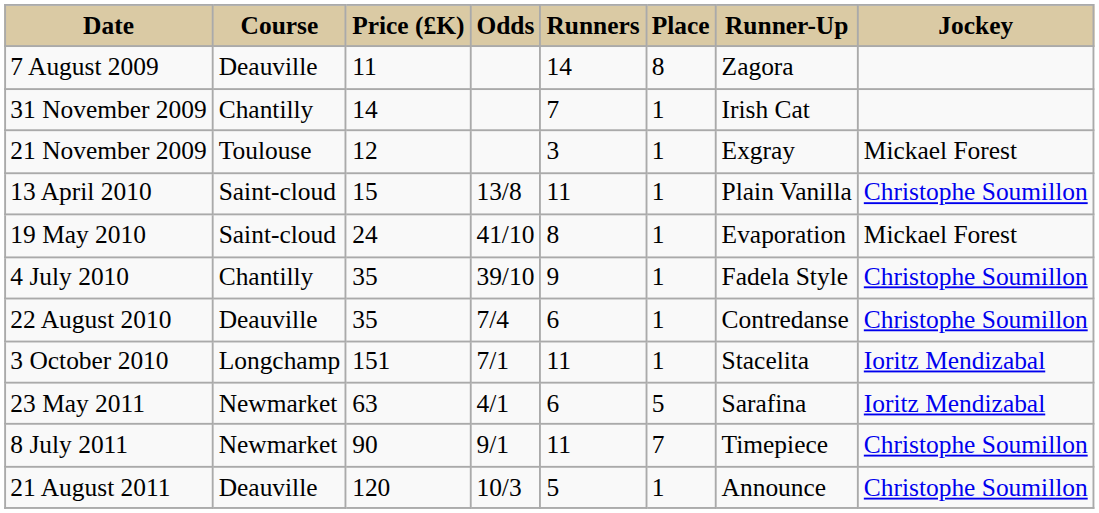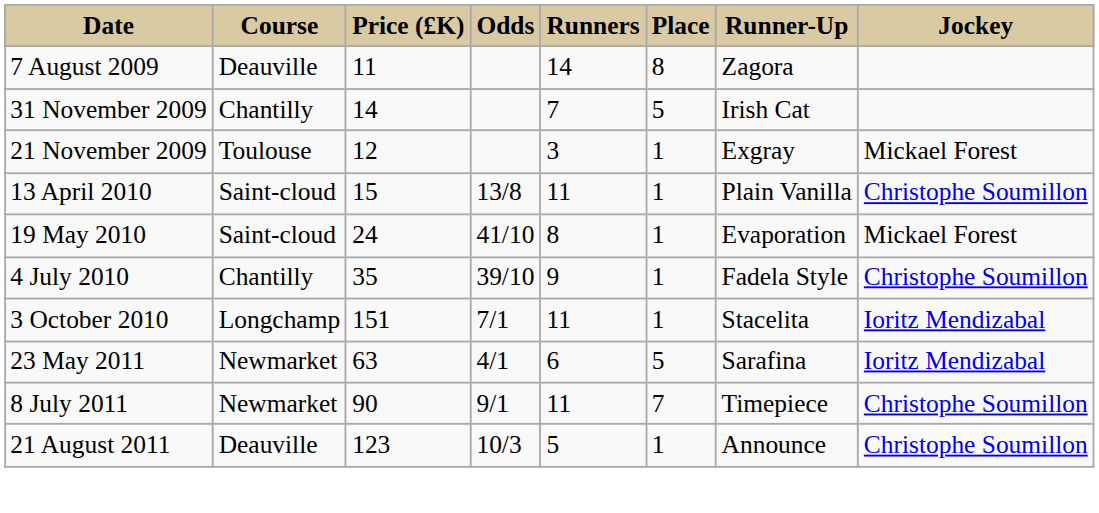(658, 108) 1 -> (658, 108) 5
- row: (91, 318)
(371, 486) 120 -> (371, 444) 123
